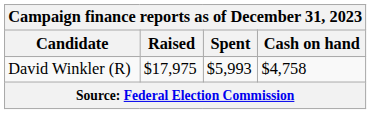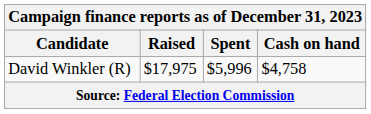(229, 69) $5,993 -> (229, 69) $5,996
